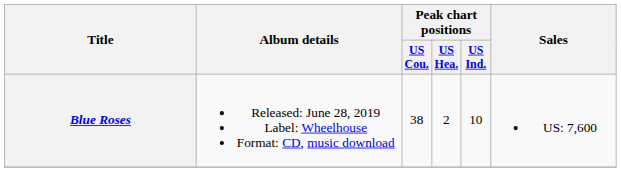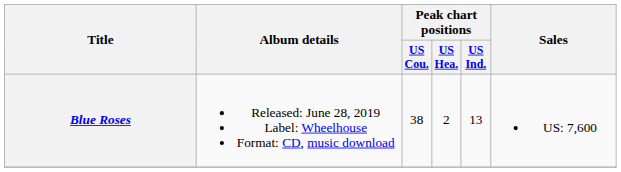(476, 120) 10 -> (476, 120) 13
